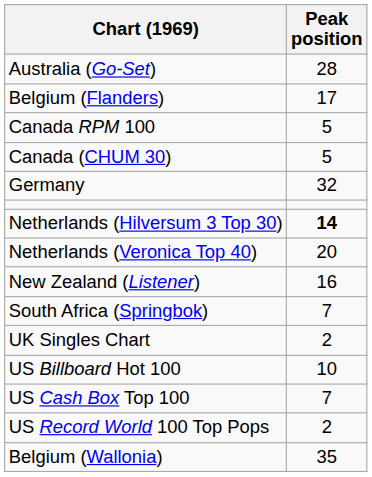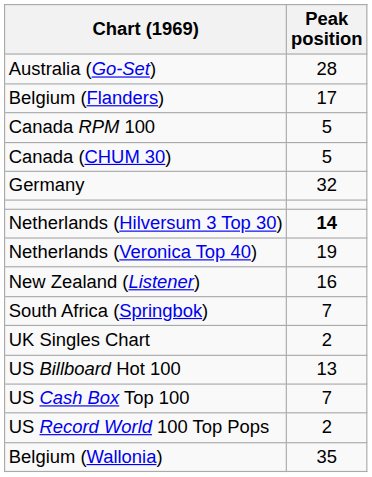(327, 252) 20 -> (327, 252) 19
(327, 369) 10 -> (327, 369) 13
